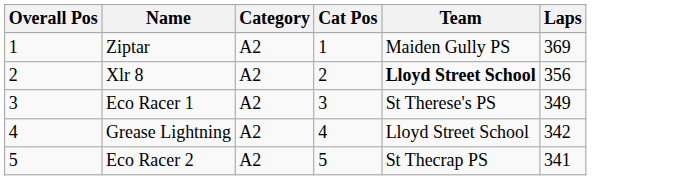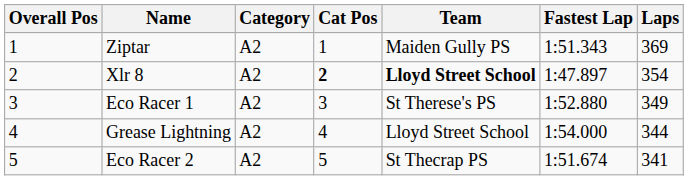+ column: (588, 18)
(323, 75) normal -> (323, 75) bold
(557, 75) 356 -> (655, 75) 354
(557, 132) 342 -> (655, 132) 344
